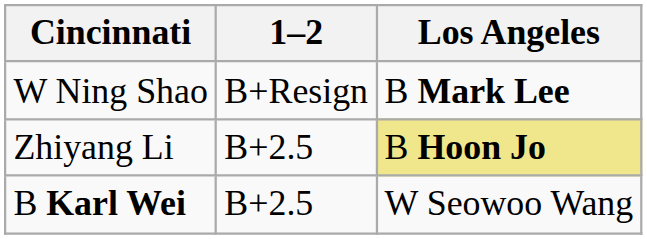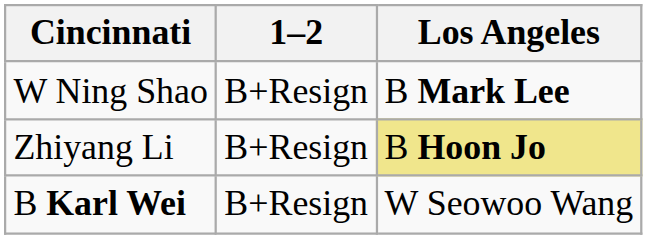(269, 146) B+2.5 -> (296, 146) B+Resign
(269, 203) B+2.5 -> (296, 203) B+Resign
